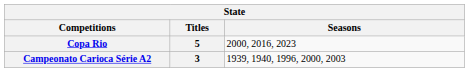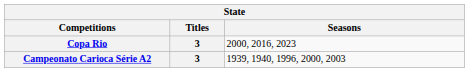(197, 43) 5 -> (197, 43) 3
